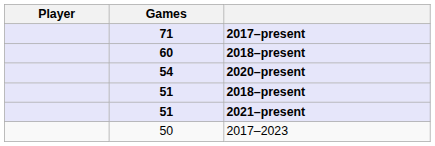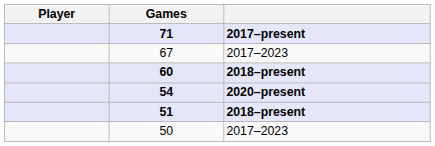+ row: (166, 53)
- row: (166, 111)
